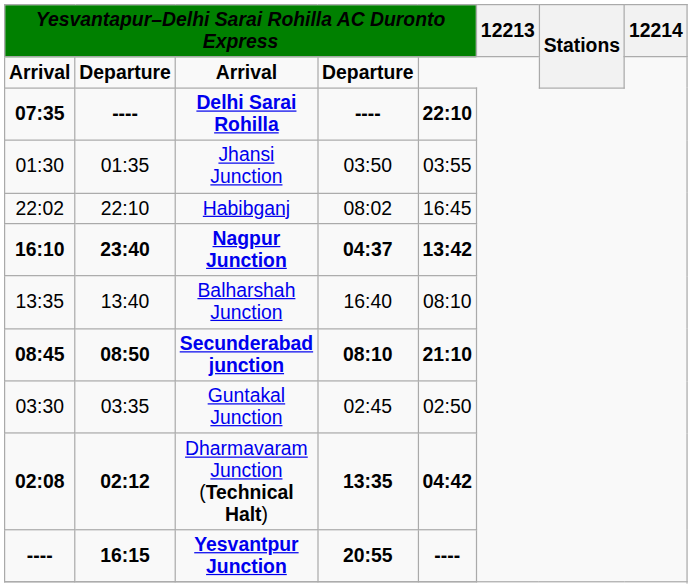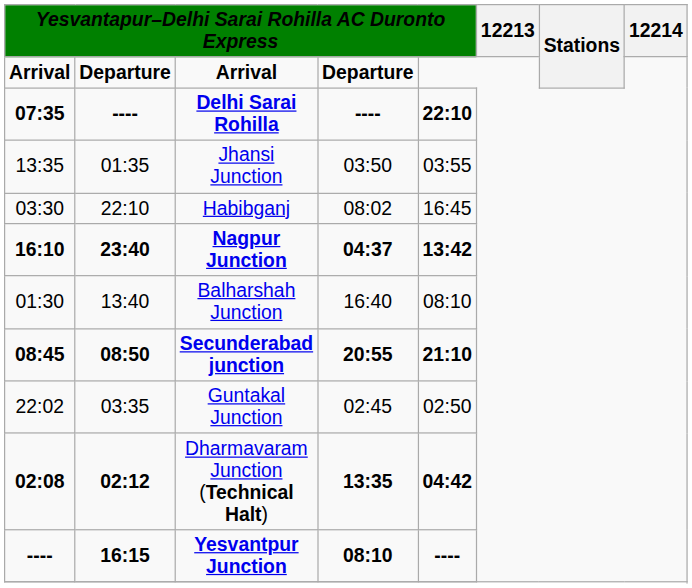(40, 166) 01:30 -> (40, 166) 13:35
(40, 208) 22:02 -> (40, 208) 03:30
(40, 302) 13:35 -> (40, 302) 01:30
(368, 354) 08:10 -> (368, 354) 20:55
(40, 407) 03:30 -> (40, 407) 22:02
(368, 555) 20:55 -> (368, 555) 08:10
